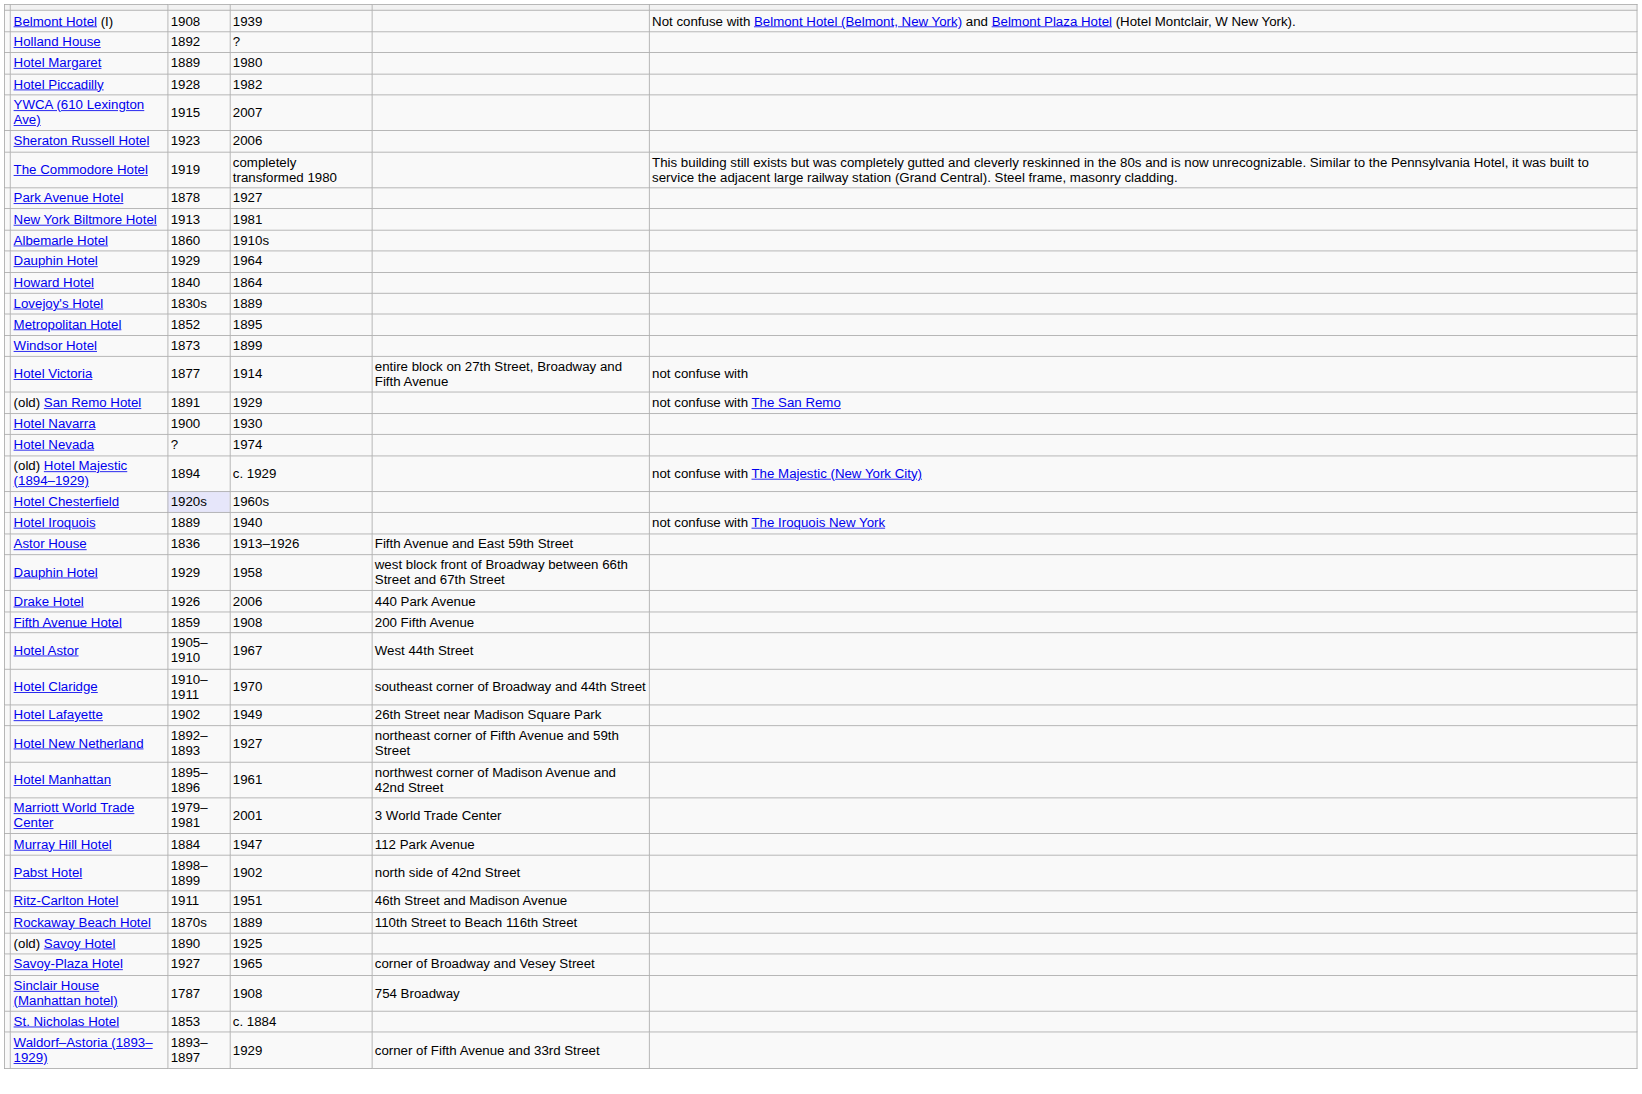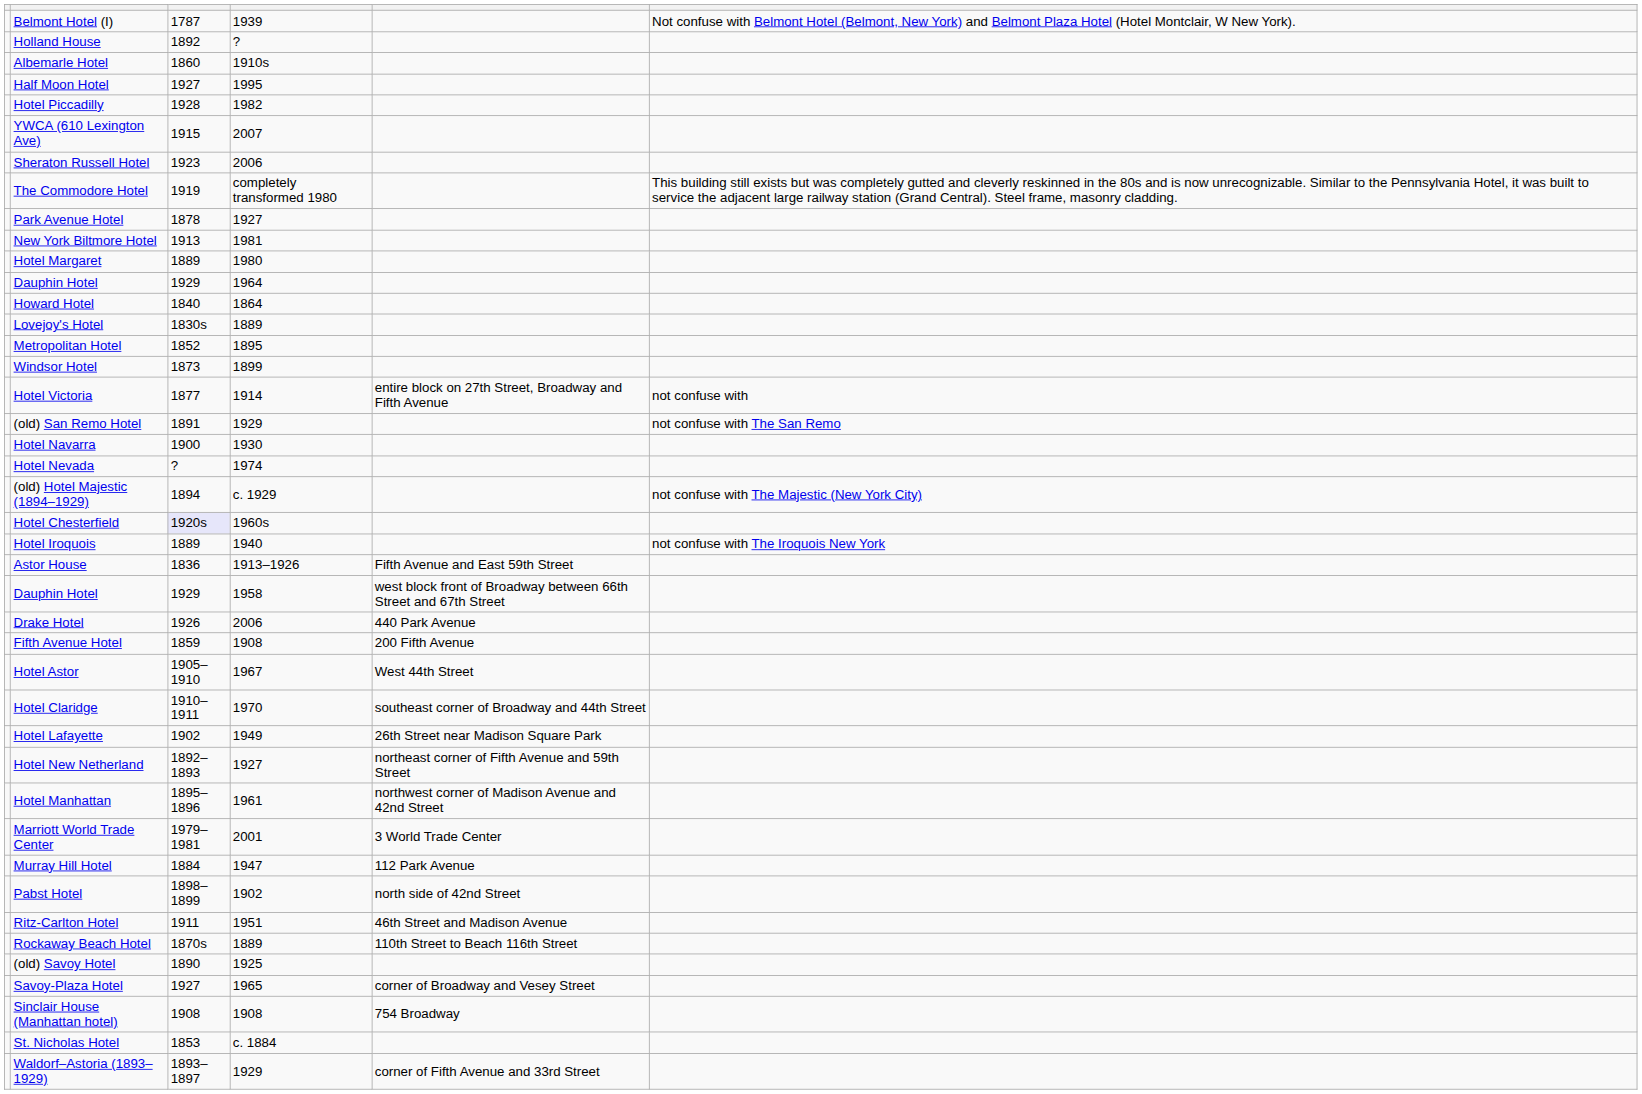(185, 21) 1908 -> (185, 21) 1787
rows swapped: (58, 63) <-> (61, 240)
+ row: (61, 84)
(185, 993) 1787 -> (185, 1014) 1908
